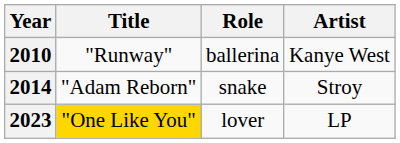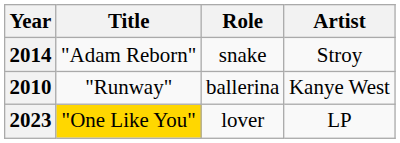rows swapped: (30, 54) <-> (30, 87)
